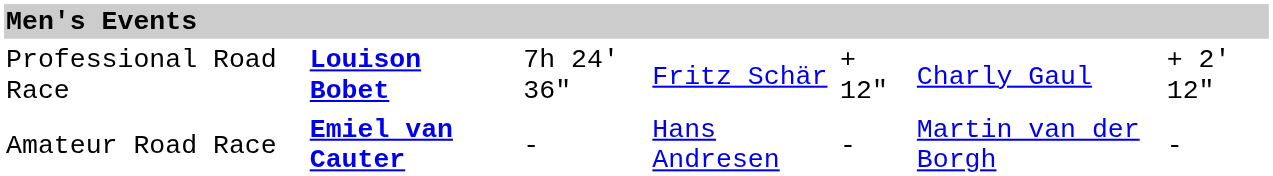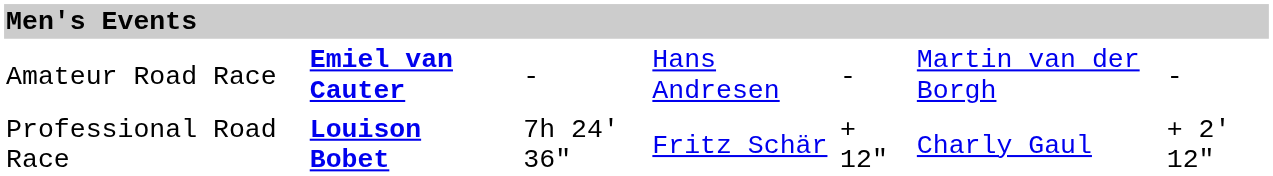rows swapped: (141, 75) <-> (141, 145)
